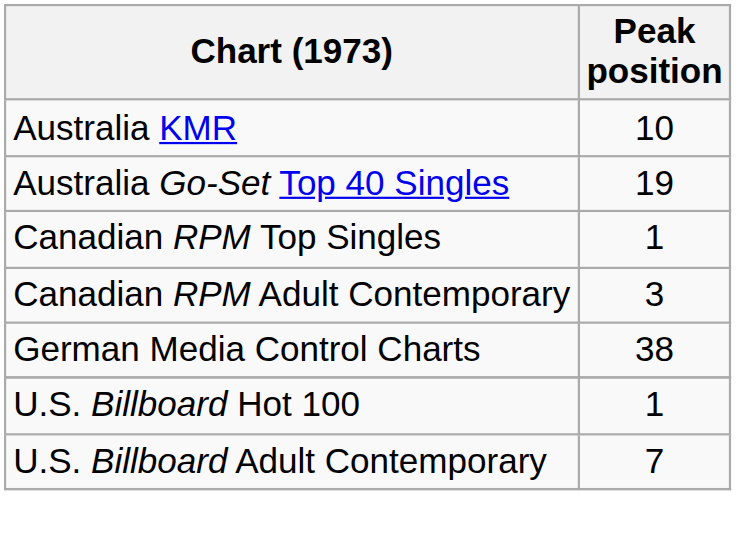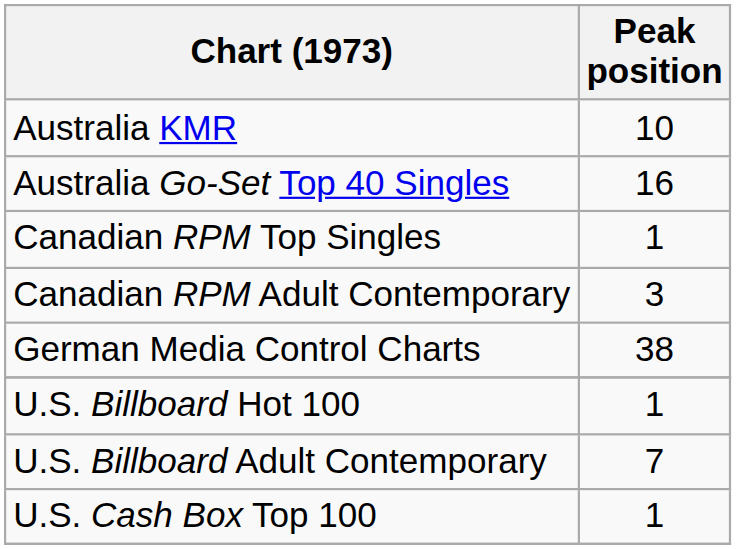(655, 182) 19 -> (655, 182) 16
+ row: (195, 516)
